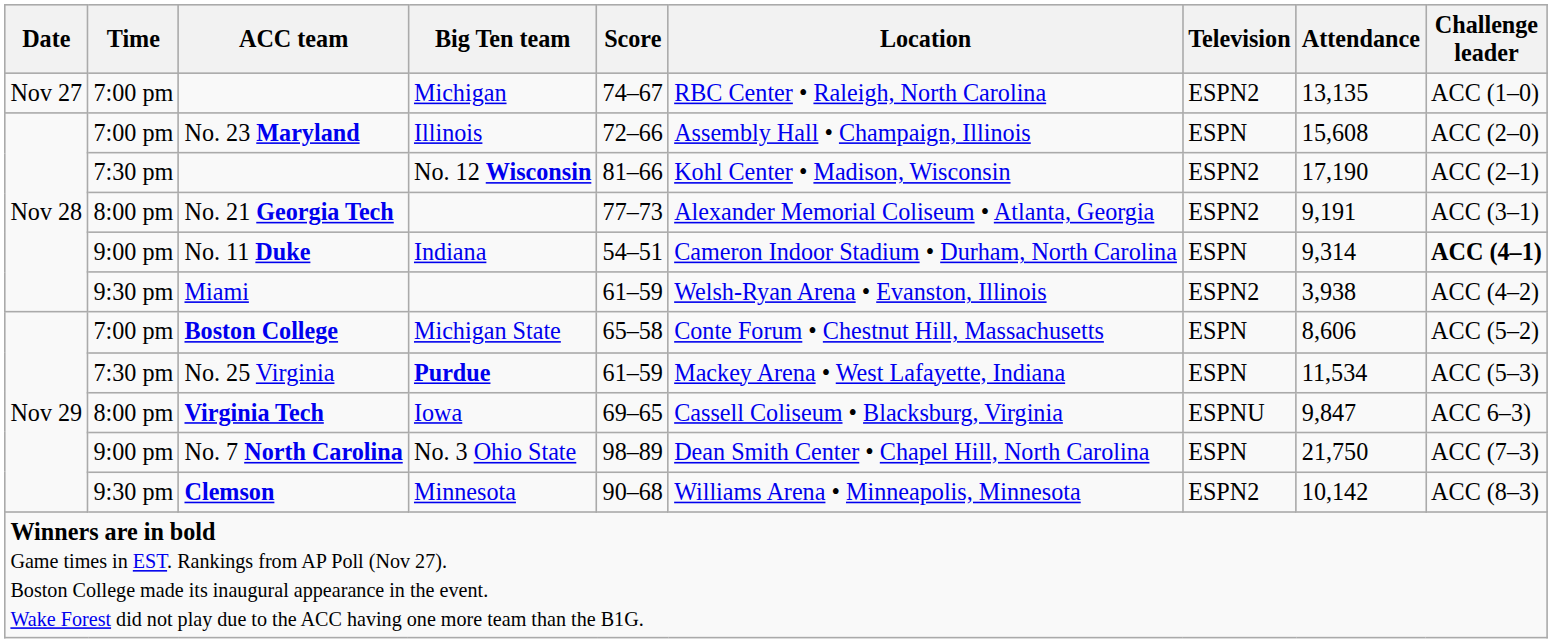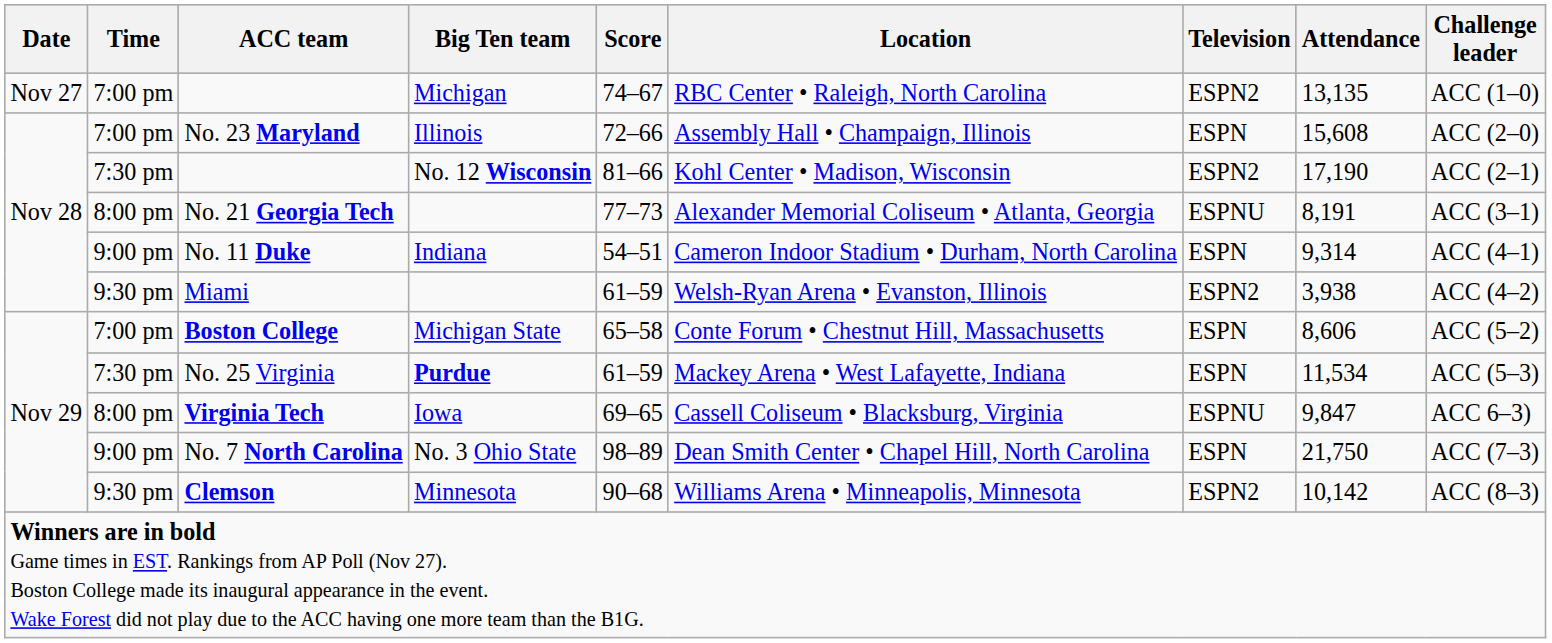(1224, 212) ESPN2 -> (1226, 212) ESPNU
(1329, 212) 9,191 -> (1329, 212) 8,191
(1486, 252) bold -> (1485, 252) normal
